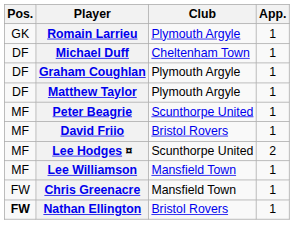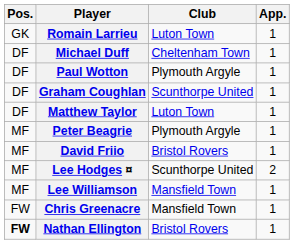(196, 33) Plymouth Argyle -> (183, 33) Luton Town
+ row: (92, 72)
(196, 72) Plymouth Argyle -> (202, 92) Scunthorpe United
(196, 92) Plymouth Argyle -> (183, 111) Luton Town
(202, 111) Scunthorpe United -> (196, 131) Plymouth Argyle
